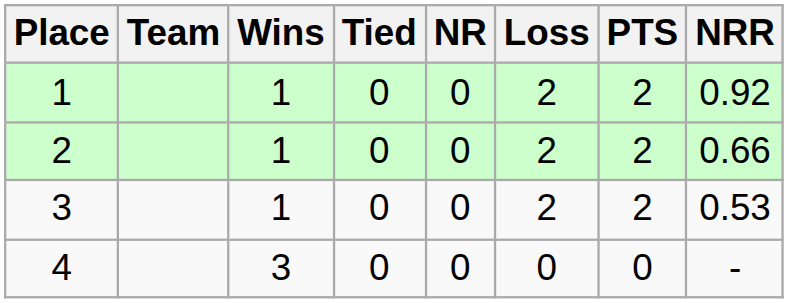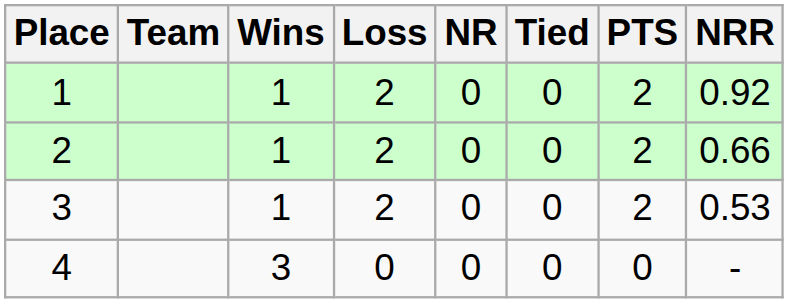columns swapped: (379, 33) <-> (547, 33)
